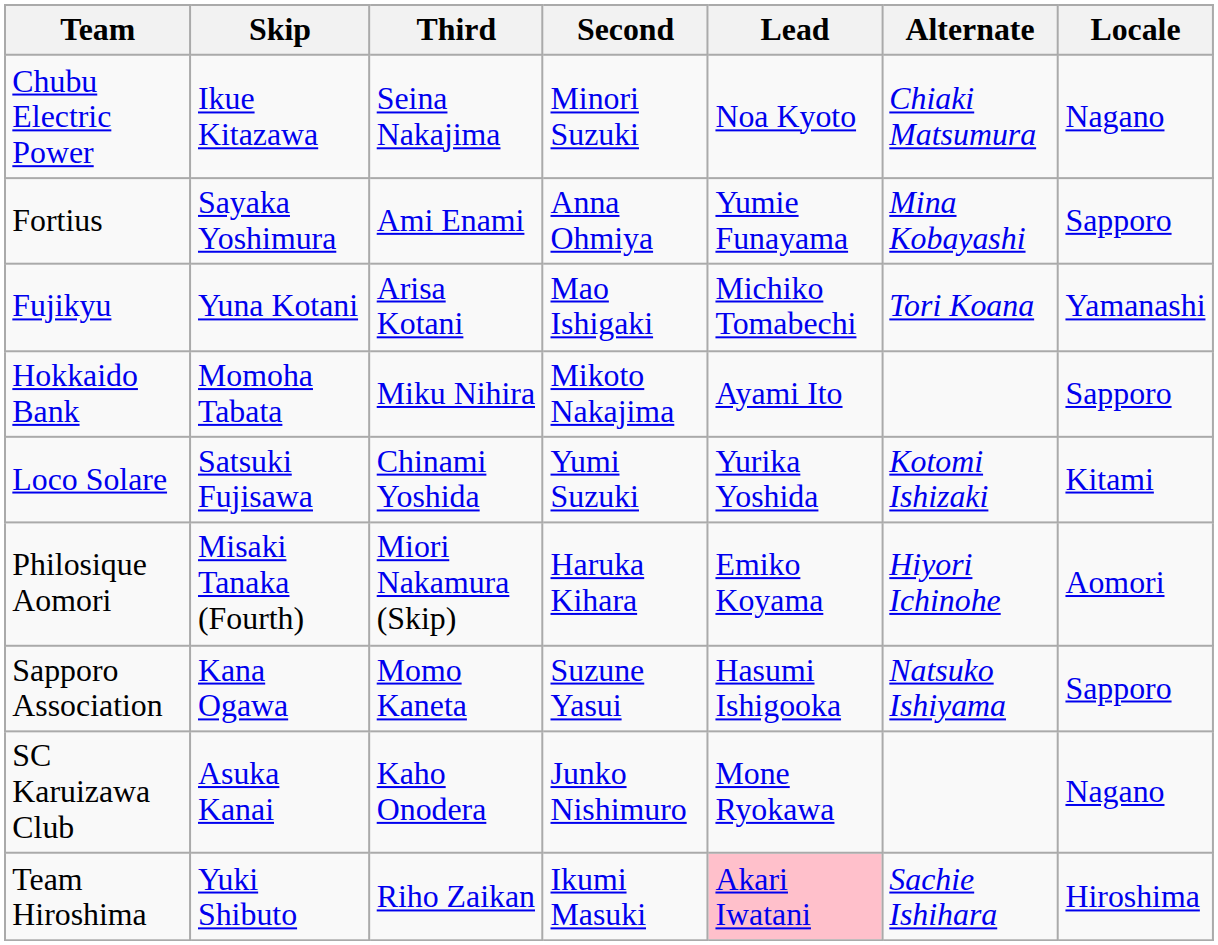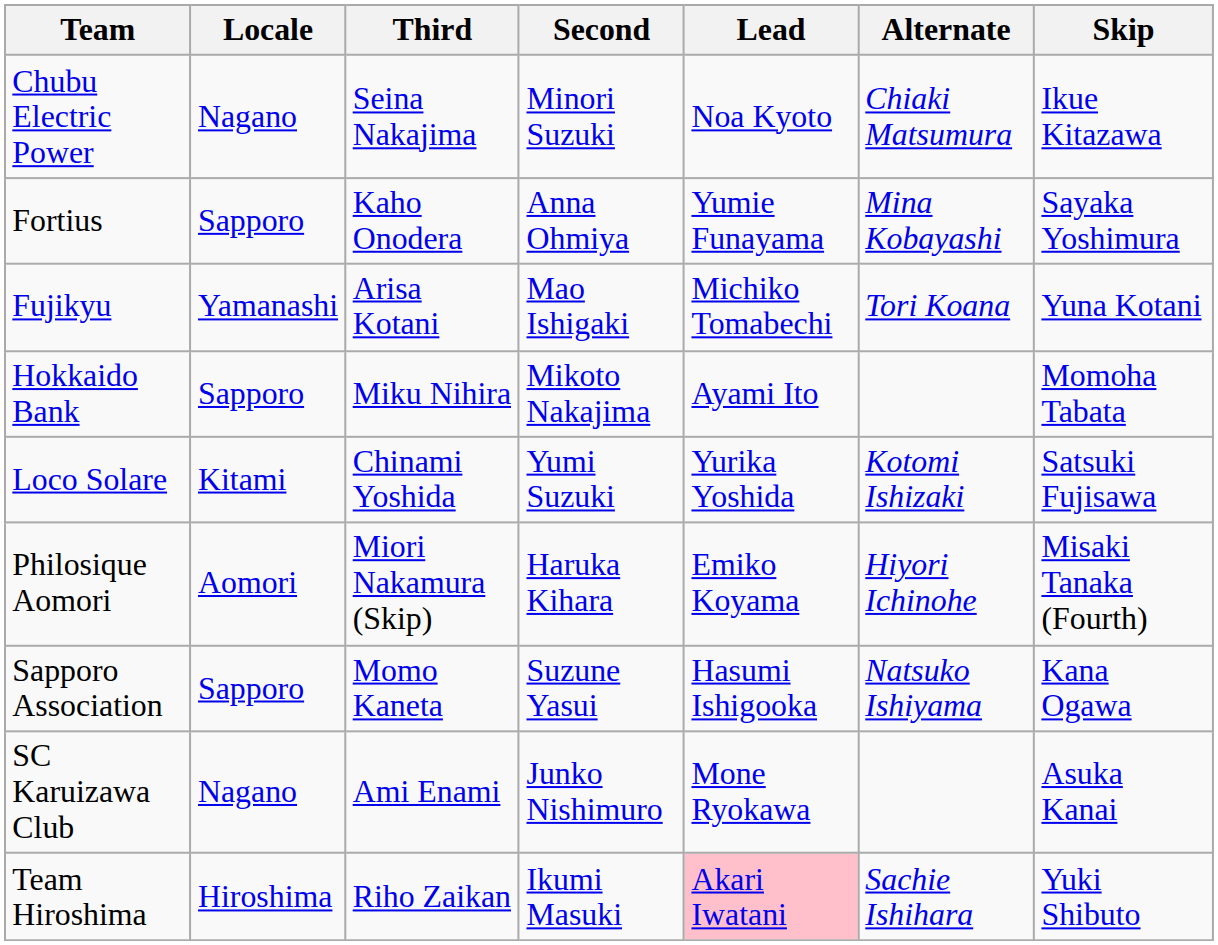columns swapped: (280, 29) <-> (1136, 29)
(451, 220) Ami Enami -> (408, 220) Kaho Onodera
(432, 791) Kaho Onodera -> (427, 791) Ami Enami
